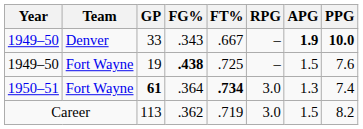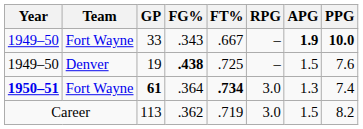(87, 40) Denver -> (100, 40) Fort Wayne
(100, 64) Fort Wayne -> (87, 64) Denver
(33, 88) normal -> (33, 88) bold
